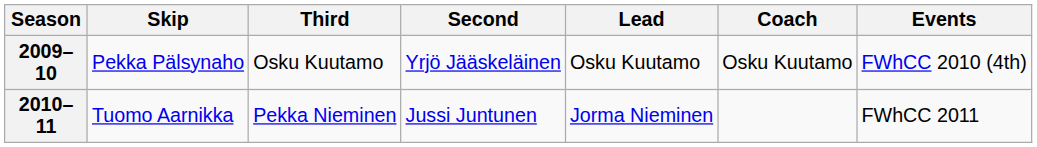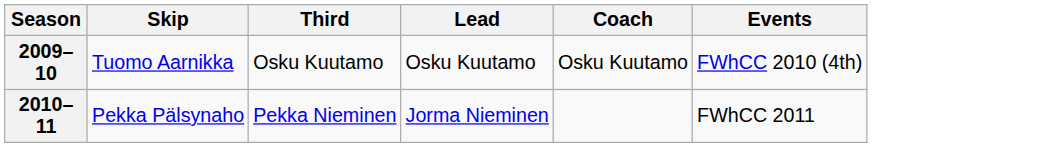- column: (483, 20)
(168, 62) Pekka Pälsynaho -> (163, 62) Tuomo Aarnikka
(163, 115) Tuomo Aarnikka -> (168, 115) Pekka Pälsynaho
